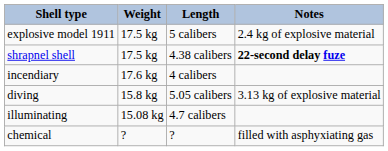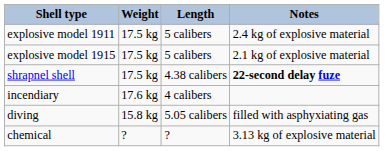+ row: (61, 54)
(309, 94) 3.13 kg of explosive material -> (300, 115) filled with asphyxiating gas
- row: (37, 115)
(305, 135) filled with asphyxiating gas -> (304, 135) 3.13 kg of explosive material
